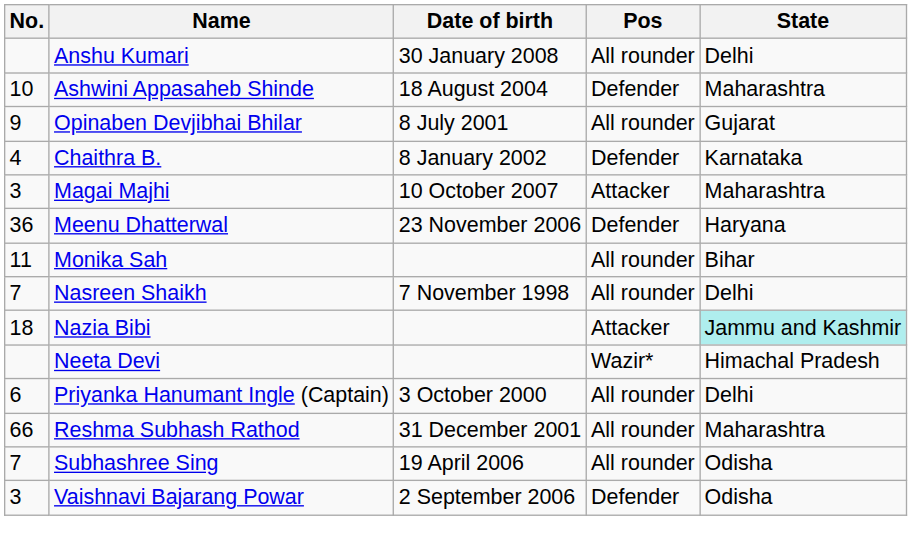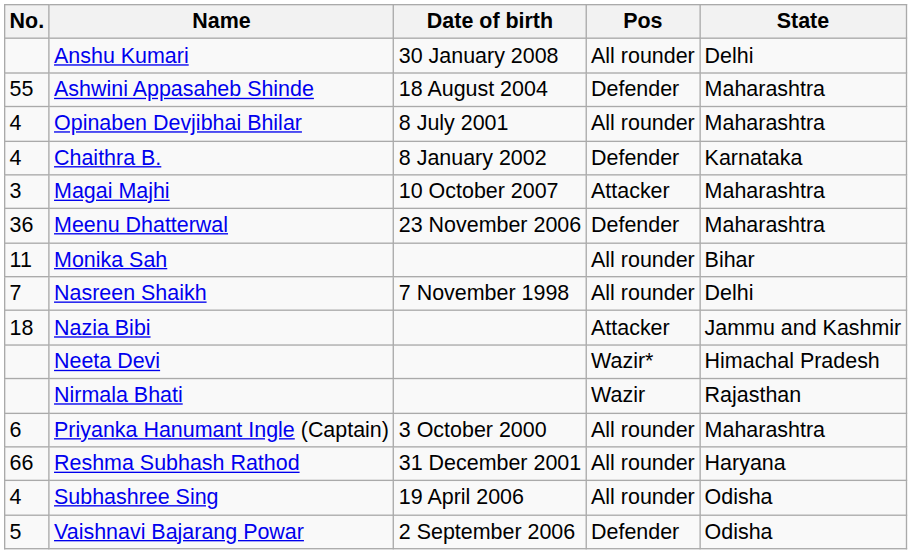(22, 89) 10 -> (22, 89) 55
(16, 123) 9 -> (16, 123) 4
(740, 123) Gujarat -> (765, 123) Maharashtra
(745, 225) Haryana -> (765, 225) Maharashtra
(803, 327) paleturquoise background -> (803, 327) no background
+ row: (118, 395)
(729, 395) Delhi -> (765, 429) Maharashtra
(765, 429) Maharashtra -> (745, 463) Haryana
(16, 463) 7 -> (16, 497) 4
(16, 497) 3 -> (16, 531) 5
